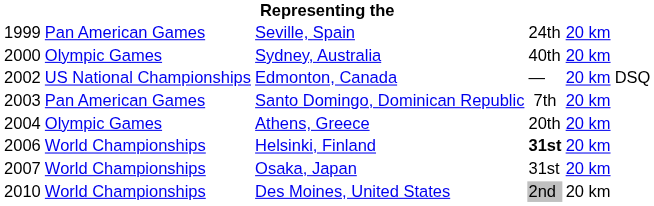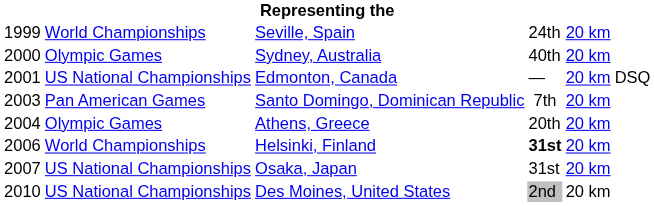(125, 33) Pan American Games -> (125, 33) World Championships
(22, 78) 2002 -> (22, 78) 2001
(125, 168) World Championships -> (148, 168) US National Championships
(125, 191) World Championships -> (148, 191) US National Championships
